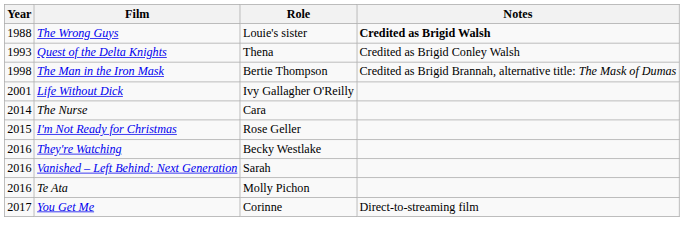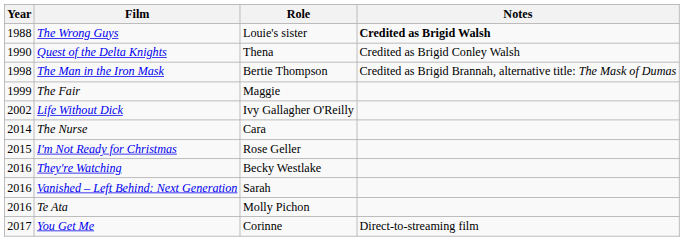(19, 52) 1993 -> (19, 52) 1990
+ row: (59, 91)
(19, 91) 2001 -> (19, 110) 2002
